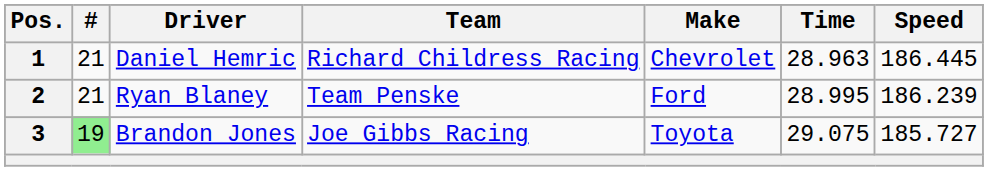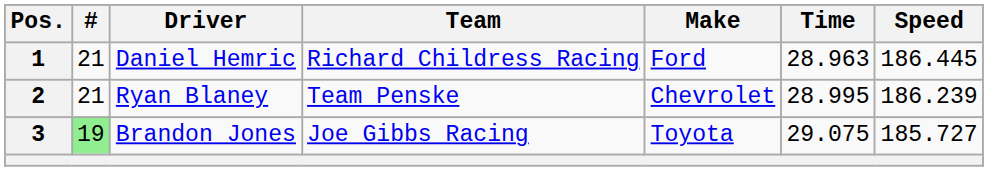(713, 61) Chevrolet -> (678, 61) Ford
(678, 98) Ford -> (713, 98) Chevrolet
